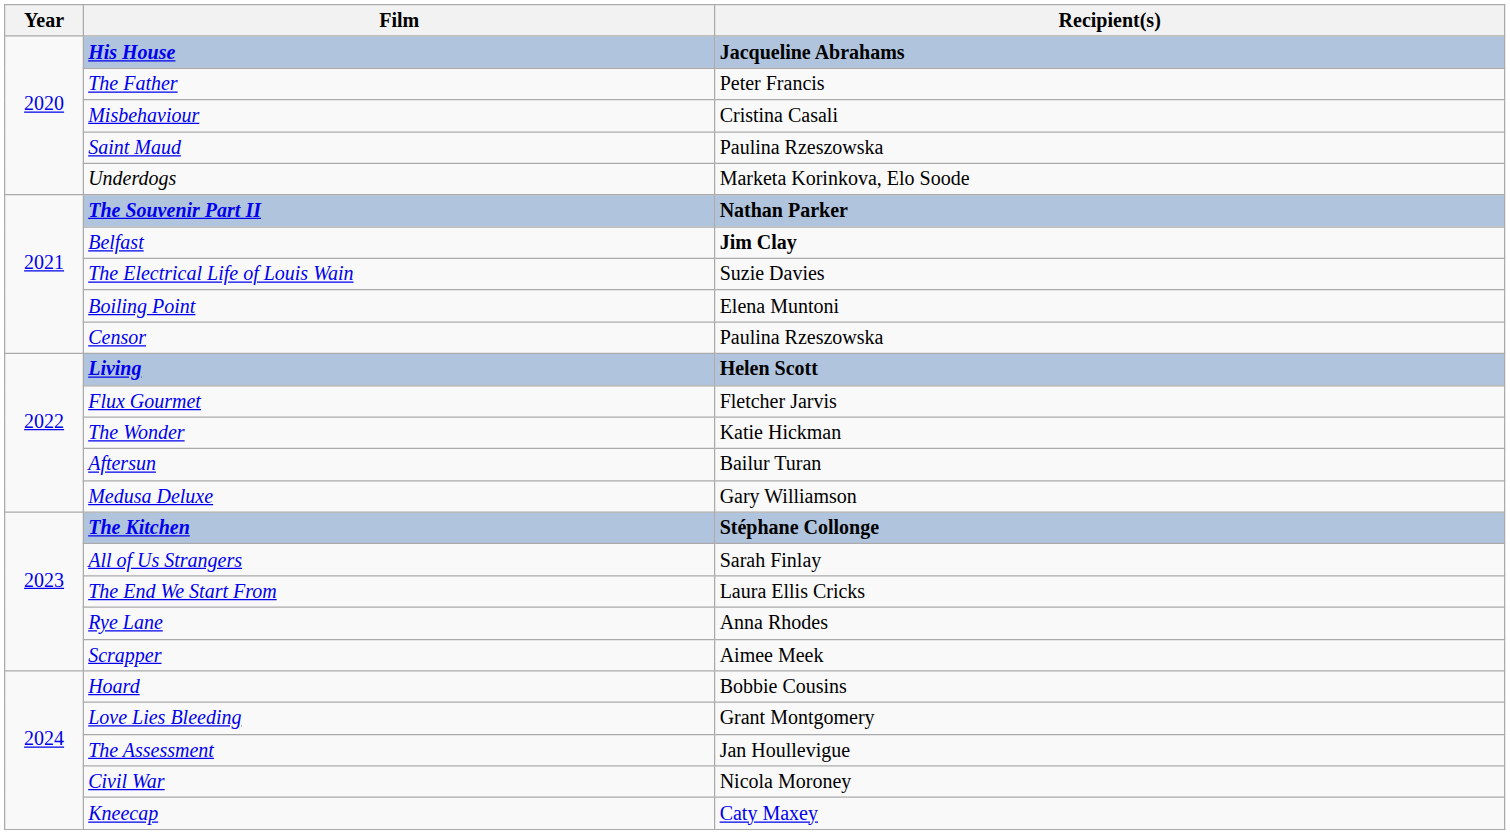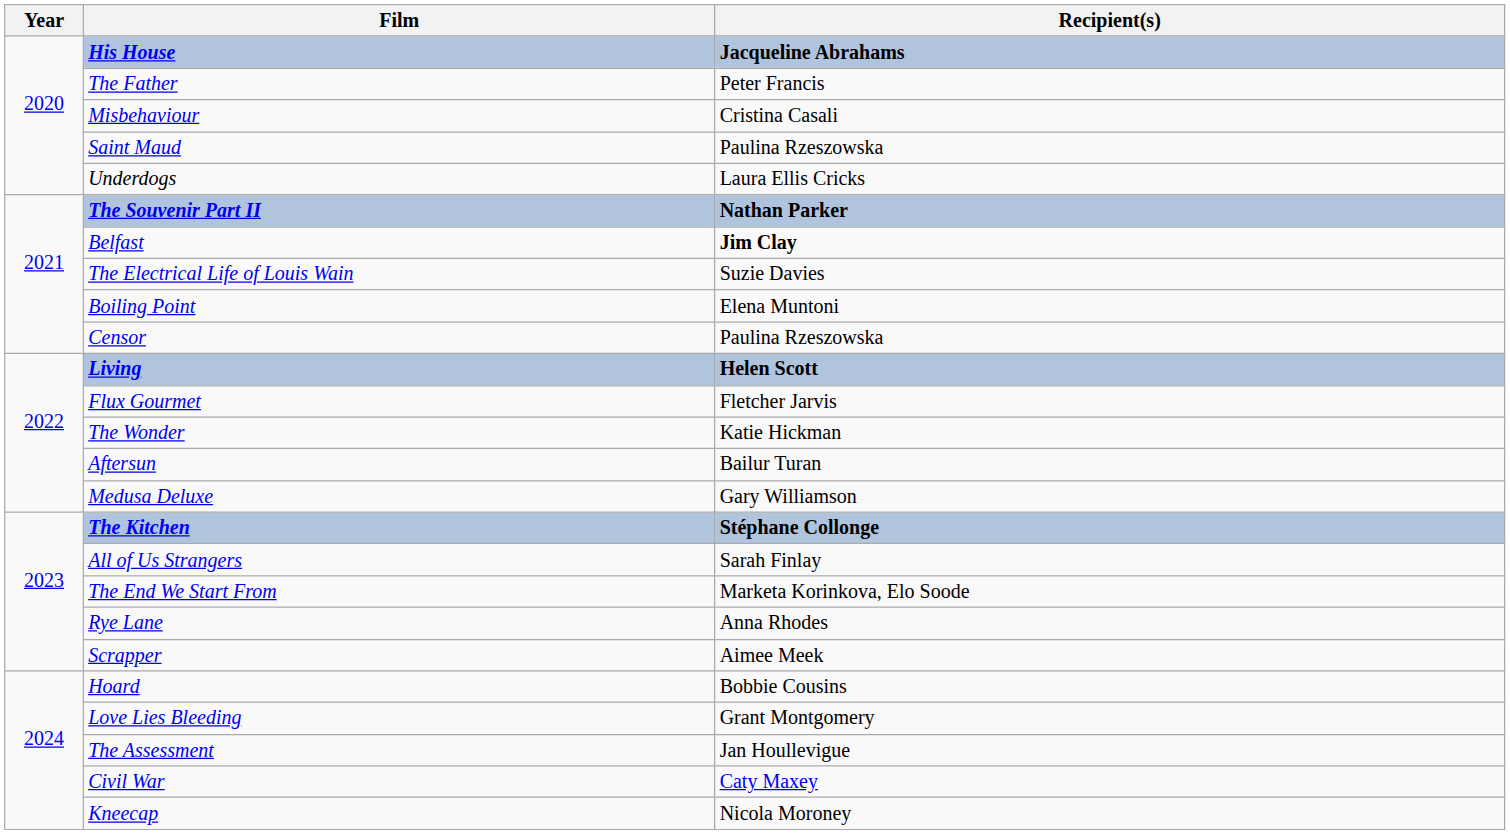(845, 178) Marketa Korinkova, Elo Soode -> (792, 178) Laura Ellis Cricks
(792, 591) Laura Ellis Cricks -> (845, 591) Marketa Korinkova, Elo Soode
(785, 781) Nicola Moroney -> (769, 781) Caty Maxey
(769, 813) Caty Maxey -> (785, 813) Nicola Moroney
